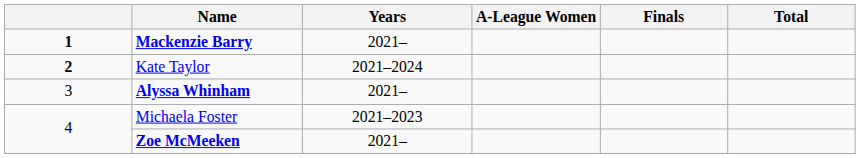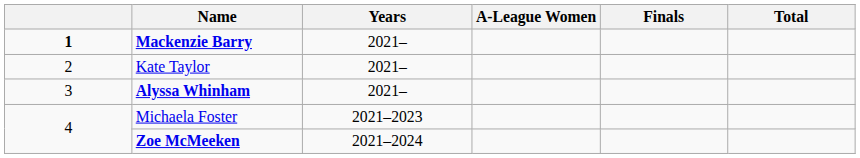(68, 66) bold -> (68, 66) normal
(387, 66) 2021–2024 -> (387, 66) 2021–
(387, 141) 2021– -> (387, 141) 2021–2024
